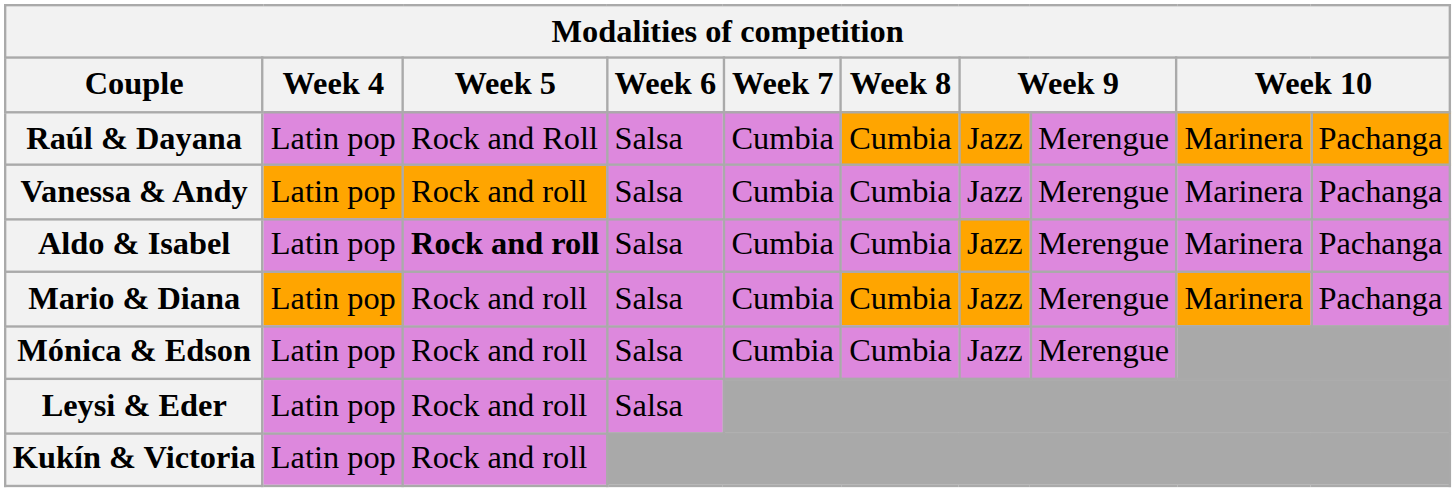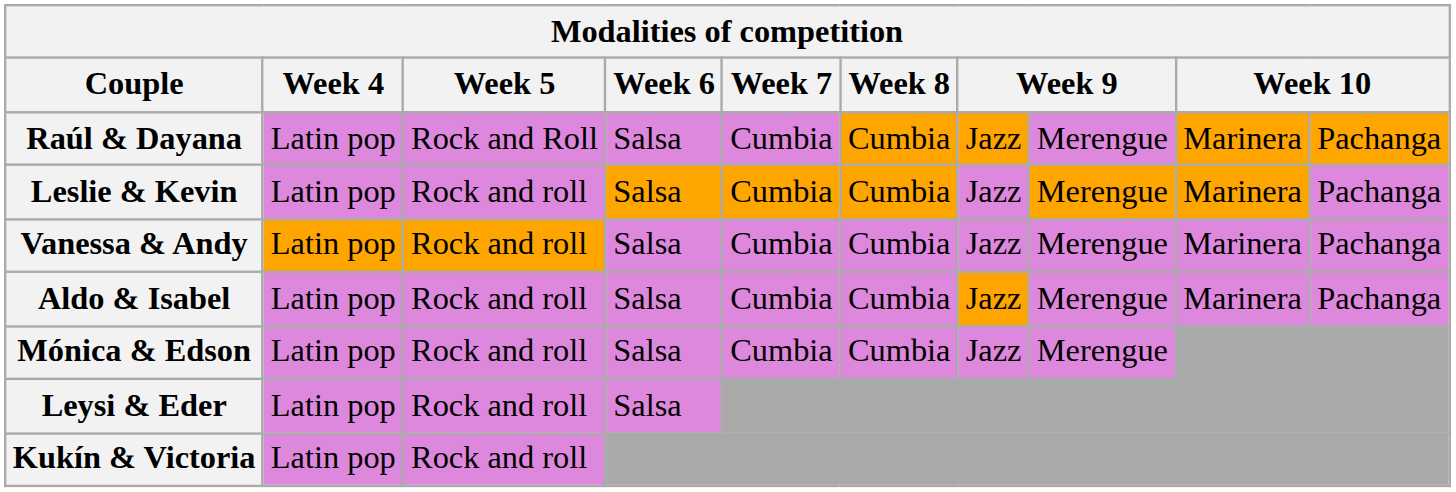+ row: (134, 190)
(505, 244) bold -> (499, 297) normal
- row: (134, 297)
